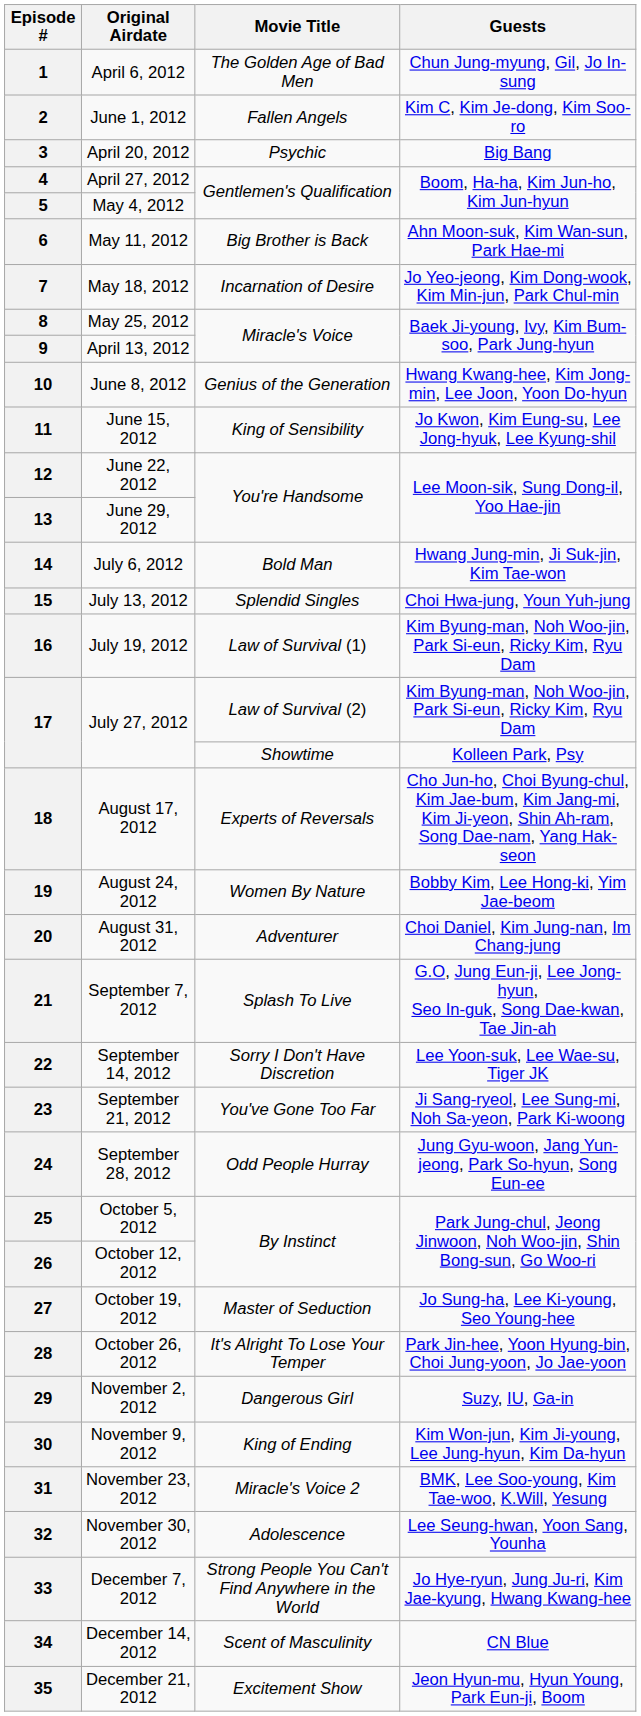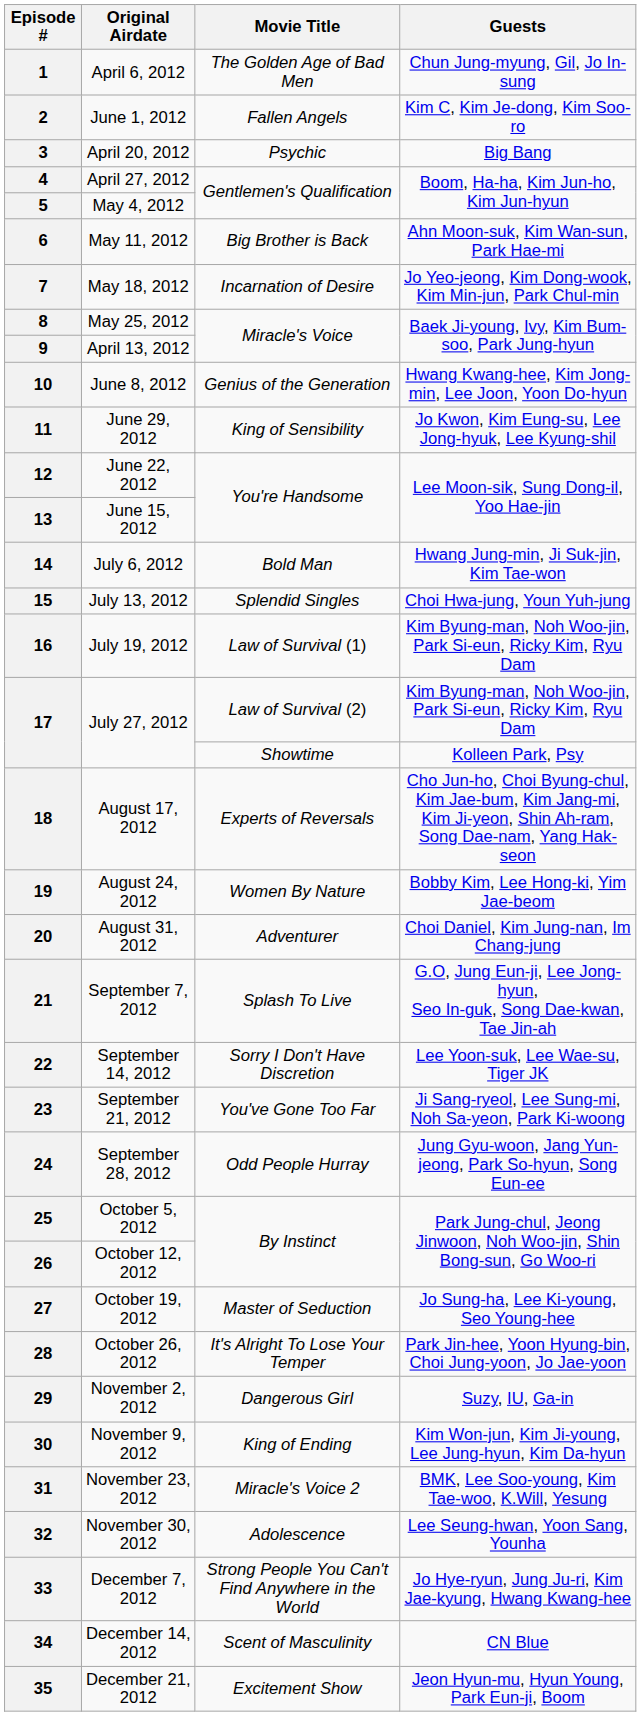(138, 429) June 15, 2012 -> (138, 429) June 29, 2012
(138, 519) June 29, 2012 -> (138, 519) June 15, 2012
